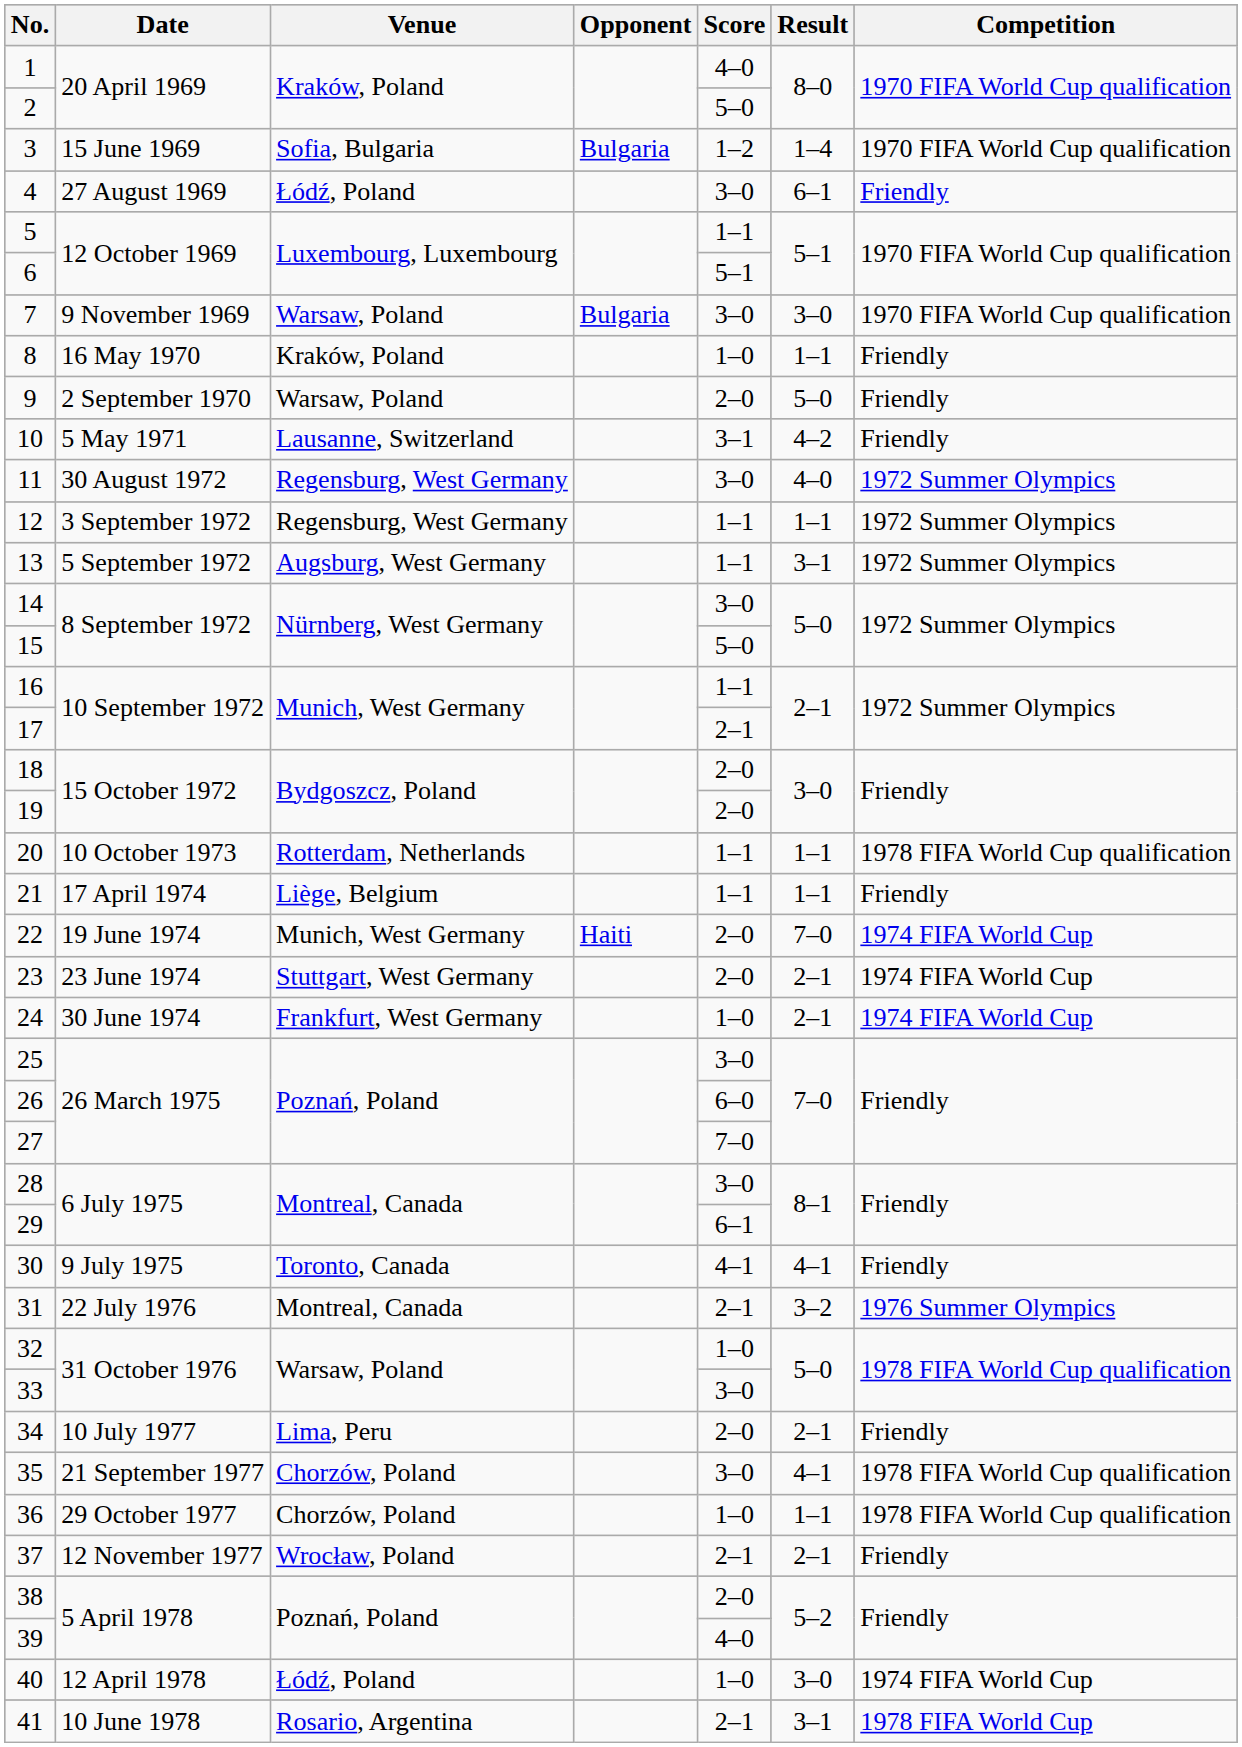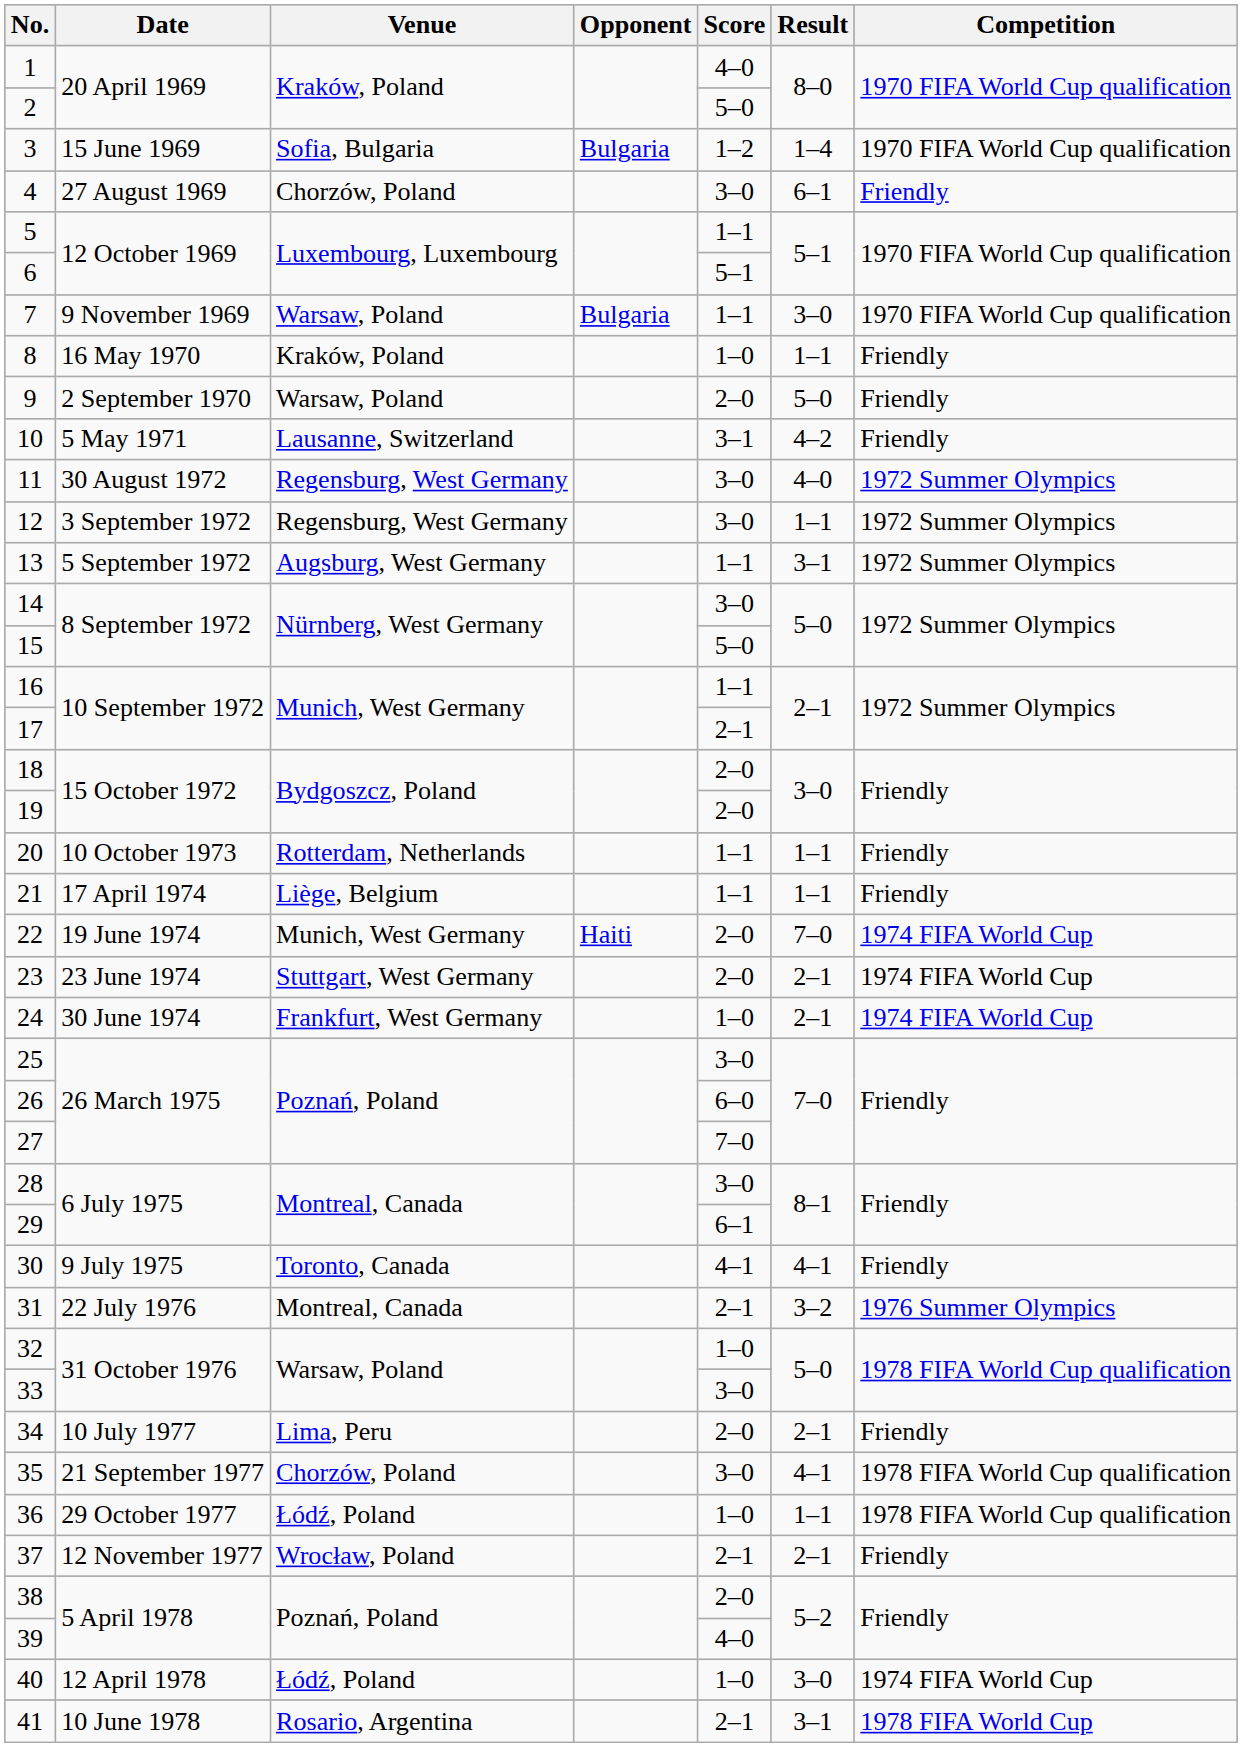(346, 190) Łódź, Poland -> (366, 190) Chorzów, Poland
(734, 314) 3–0 -> (734, 314) 1–1
(734, 521) 1–1 -> (734, 521) 3–0
(1046, 852) 1978 FIFA World Cup qualification -> (905, 852) Friendly
(366, 1514) Chorzów, Poland -> (346, 1514) Łódź, Poland
